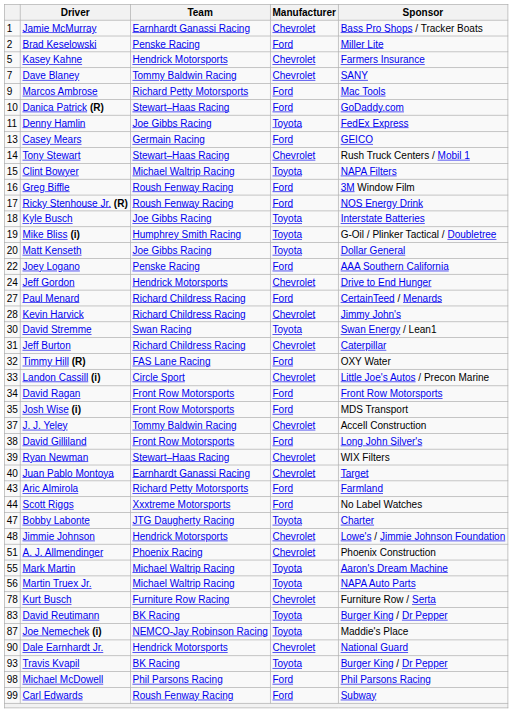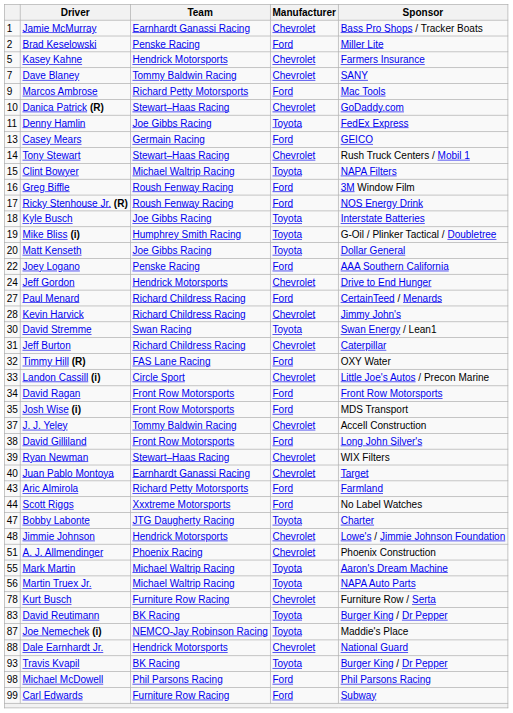(283, 108) Ford -> (294, 108) Chevrolet
(12, 648) 90 -> (12, 648) 88
(183, 695) Roush Fenway Racing -> (181, 695) Furniture Row Racing
